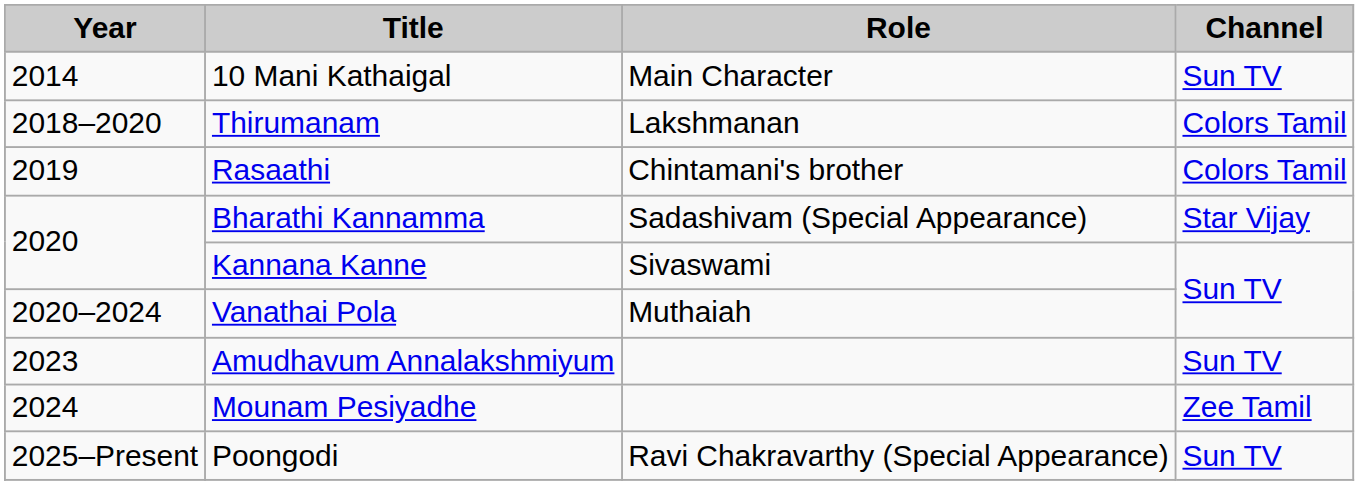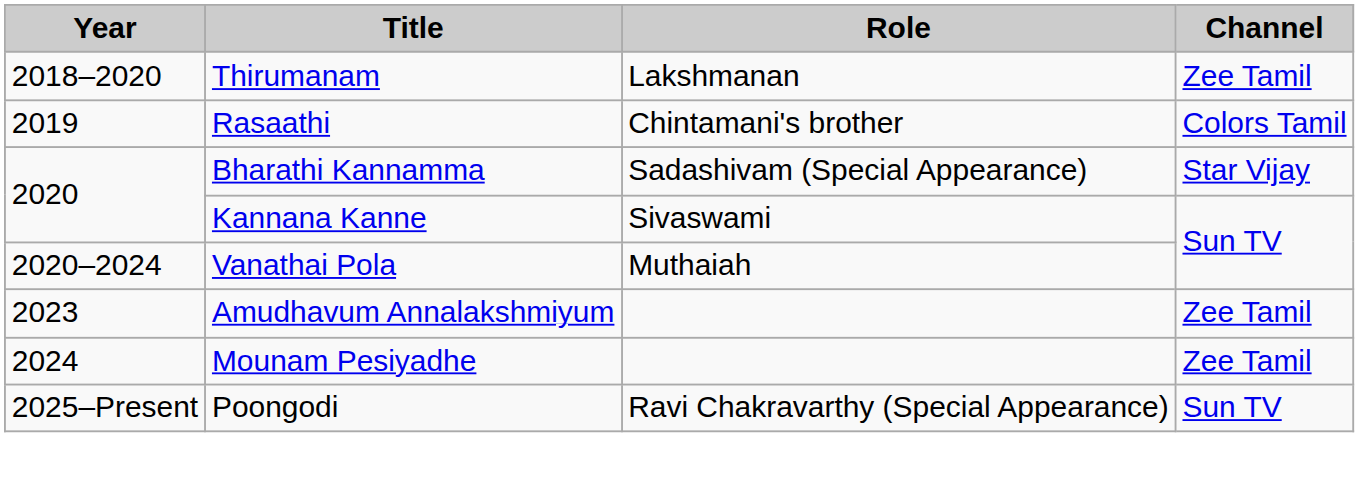- row: (332, 75)
(1265, 123) Colors Tamil -> (1247, 75) Zee Tamil
(1232, 360) Sun TV -> (1247, 312) Zee Tamil
